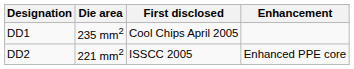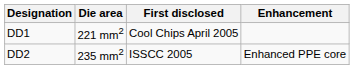(101, 33) 235 mm2 -> (101, 33) 221 mm2
(101, 54) 221 mm2 -> (101, 54) 235 mm2
